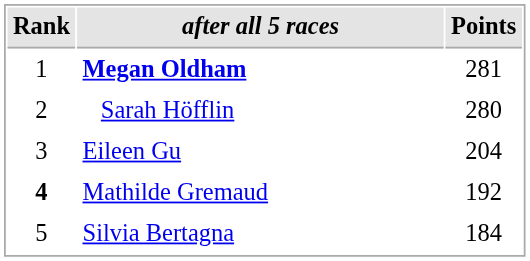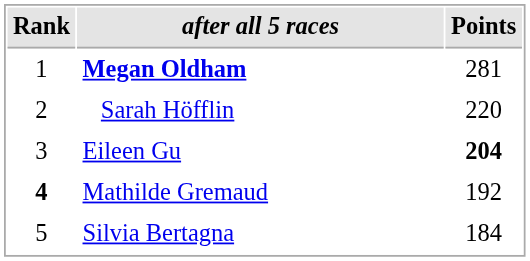(484, 110) 280 -> (484, 110) 220
(484, 151) normal -> (484, 151) bold
